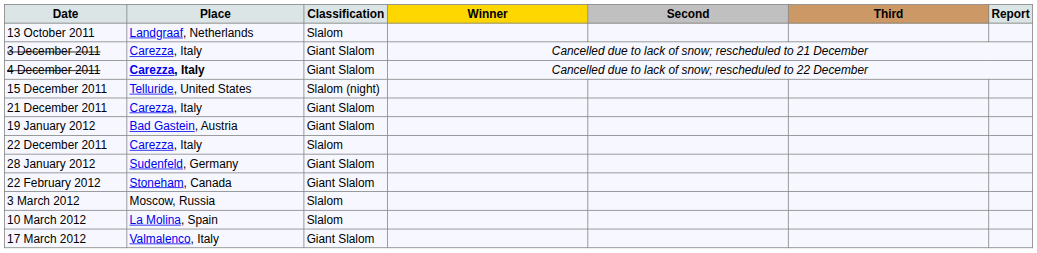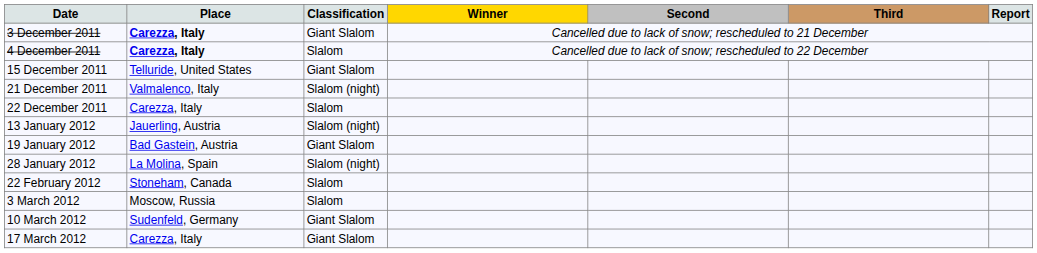- row: (51, 32)
(166, 51) normal -> (167, 32) bold
(341, 70) Giant Slalom -> (325, 51) Slalom
(343, 89) Slalom (night) -> (341, 70) Giant Slalom
(166, 107) Carezza, Italy -> (174, 89) Valmalenco, Italy
(341, 107) Giant Slalom -> (343, 89) Slalom (night)
rows swapped: (57, 145) <-> (51, 126)
+ row: (51, 126)
(184, 164) Sudenfeld, Germany -> (174, 164) La Molina, Spain
(341, 164) Giant Slalom -> (343, 164) Slalom (night)
(341, 182) Giant Slalom -> (325, 182) Slalom
(174, 220) La Molina, Spain -> (184, 220) Sudenfeld, Germany
(325, 220) Slalom -> (341, 220) Giant Slalom
(174, 238) Valmalenco, Italy -> (166, 238) Carezza, Italy
